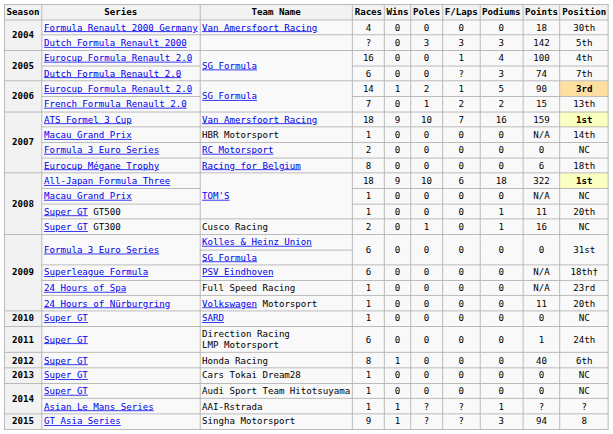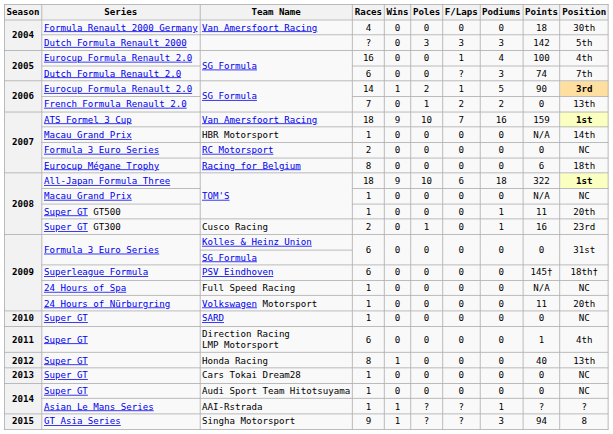(541, 104) 15 -> (541, 104) 0
(584, 226) NC -> (584, 226) 23rd
(541, 272) N/A -> (541, 272) 145†
(584, 288) 23rd -> (584, 288) NC
(584, 339) 24th -> (584, 339) 4th
(584, 360) 6th -> (584, 360) 13th
